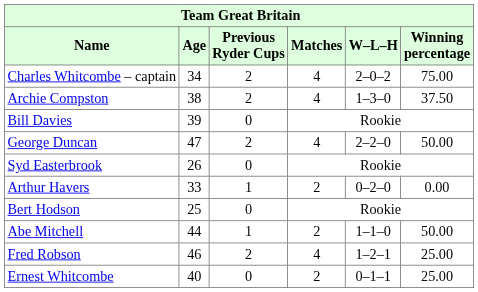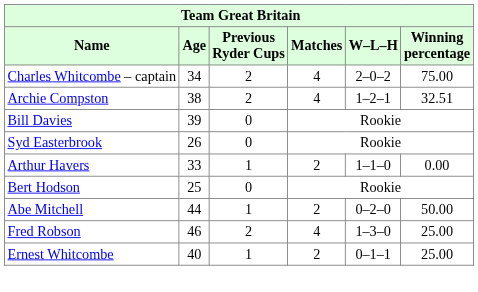(373, 98) 1–3–0 -> (373, 98) 1–2–1
(437, 98) 37.50 -> (437, 98) 32.51
- row: (52, 142)
(373, 187) 0–2–0 -> (373, 165) 1–1–0
(373, 231) 1–1–0 -> (373, 209) 0–2–0
(373, 254) 1–2–1 -> (373, 231) 1–3–0
(249, 276) 0 -> (249, 254) 1
